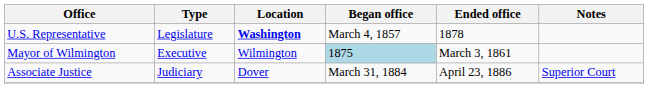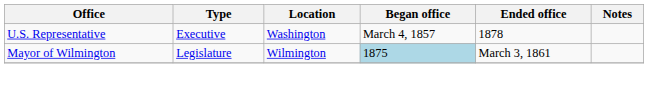(185, 33) Legislature -> (201, 33) Executive
(269, 33) bold -> (296, 33) normal
(182, 53) Executive -> (204, 53) Legislature
- row: (49, 72)
